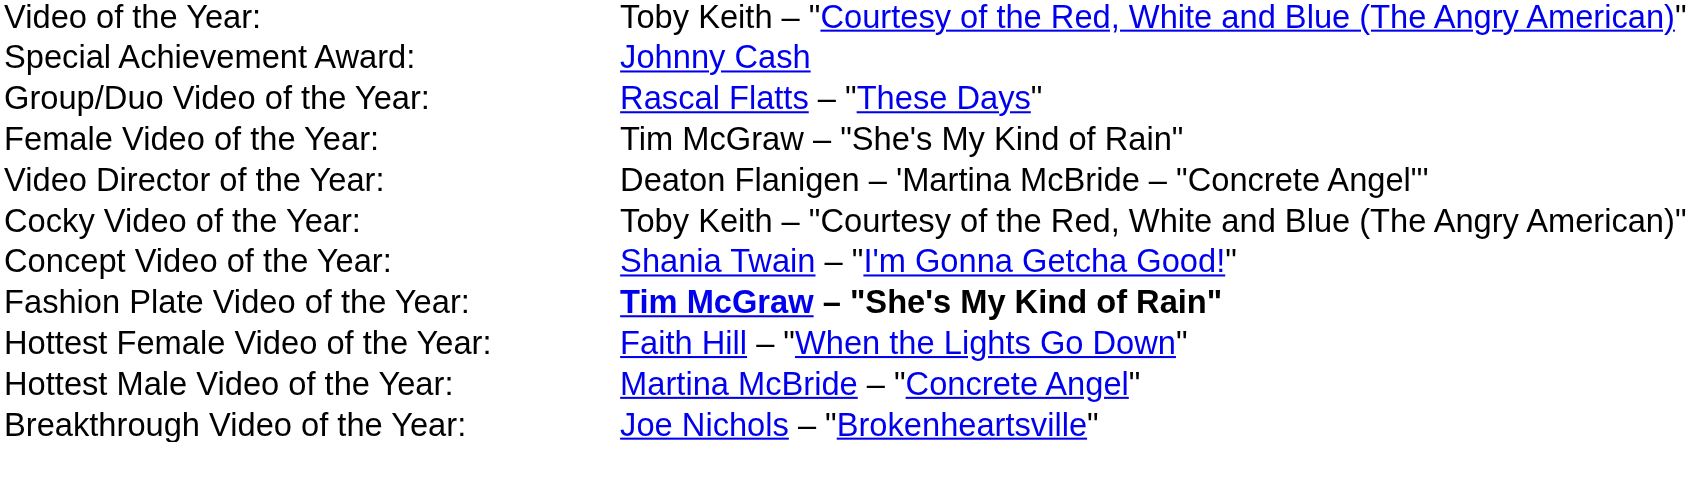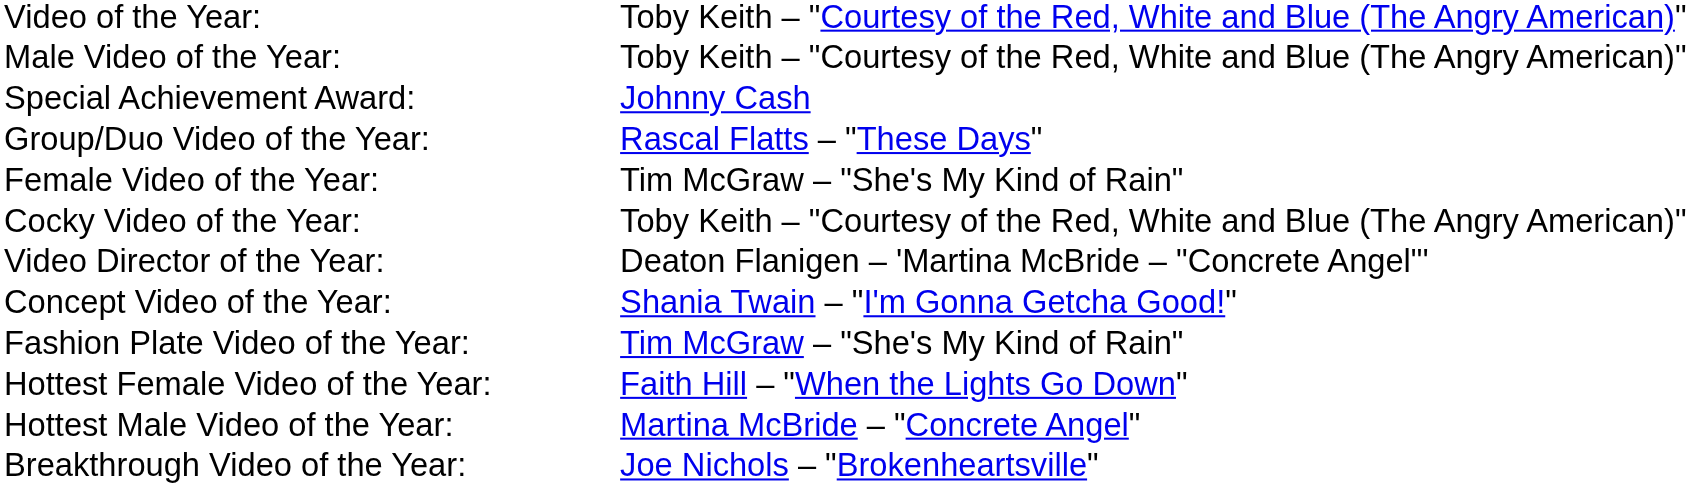+ row: (173, 57)
rows swapped: (194, 180) <-> (182, 220)
(921, 302) bold -> (902, 343) normal
